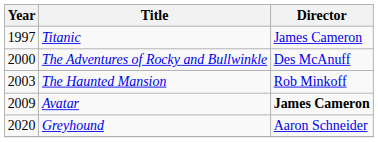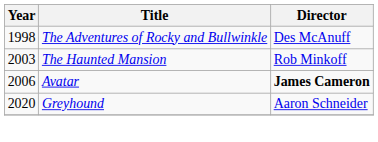- row: (61, 37)
(22, 59) 2000 -> (22, 37) 1998
(22, 103) 2009 -> (22, 81) 2006
